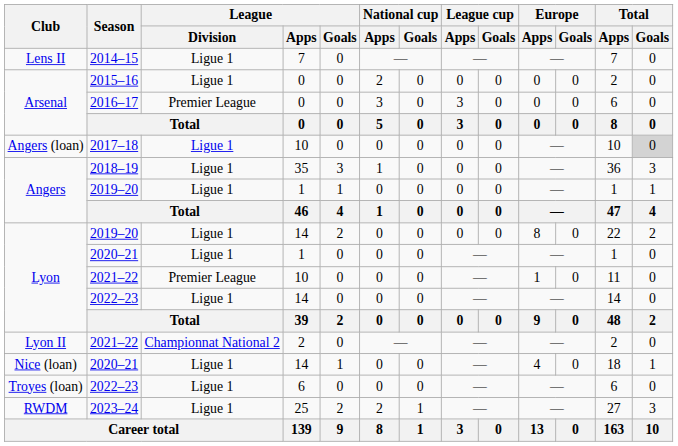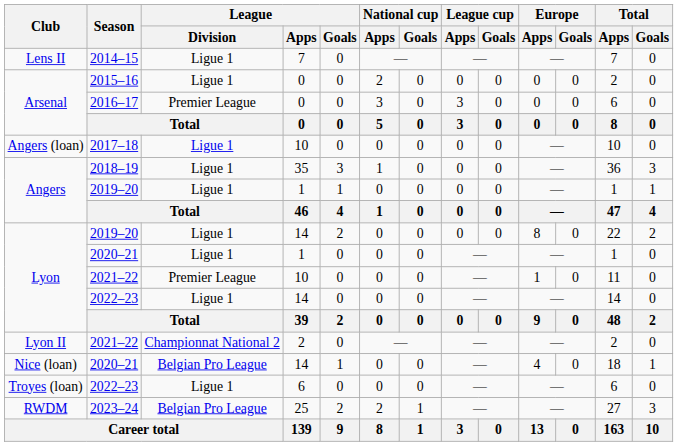(652, 146) lightgrey background -> (652, 146) no background
(212, 364) Ligue 1 -> (212, 364) Belgian Pro League
(212, 408) Ligue 1 -> (212, 408) Belgian Pro League
